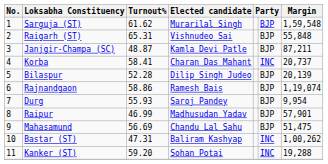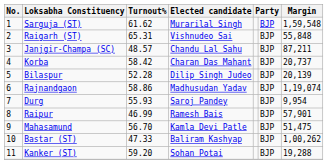(140, 50) 48.87 -> (140, 50) 48.57
(209, 50) Kamla Devi Patle -> (206, 50) Chandu Lal Sahu
(140, 62) 58.41 -> (140, 62) 58.42
(267, 62) INC -> (267, 62) BJP
(197, 88) Ramesh Bais -> (209, 88) Madhusudan Yadav
(209, 114) Madhusudan Yadav -> (197, 114) Ramesh Bais
(140, 127) 56.69 -> (140, 127) 56.70
(206, 127) Chandu Lal Sahu -> (209, 127) Kamla Devi Patle
(140, 140) 47.31 -> (140, 140) 47.33
(267, 140) INC -> (267, 140) BJP
(267, 153) INC -> (267, 153) BJP
